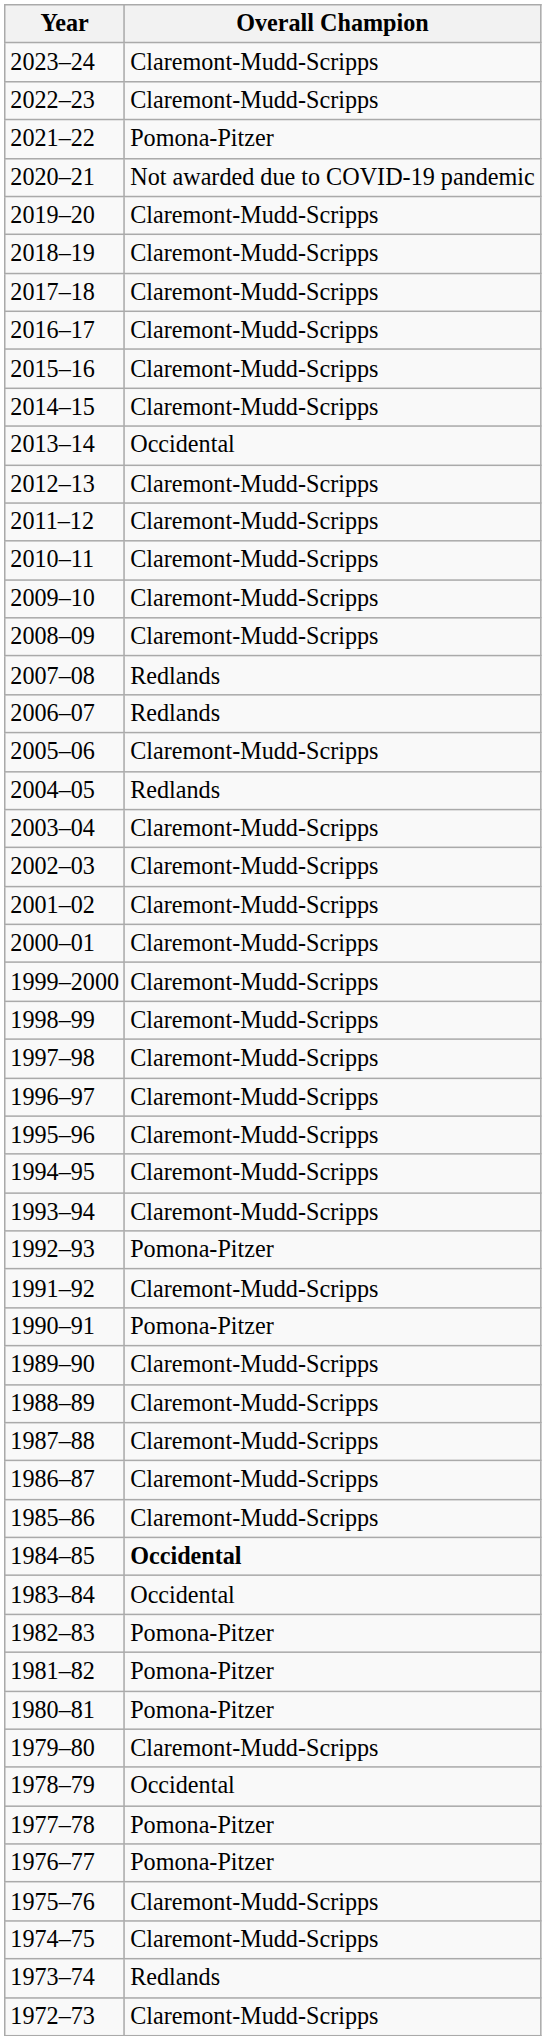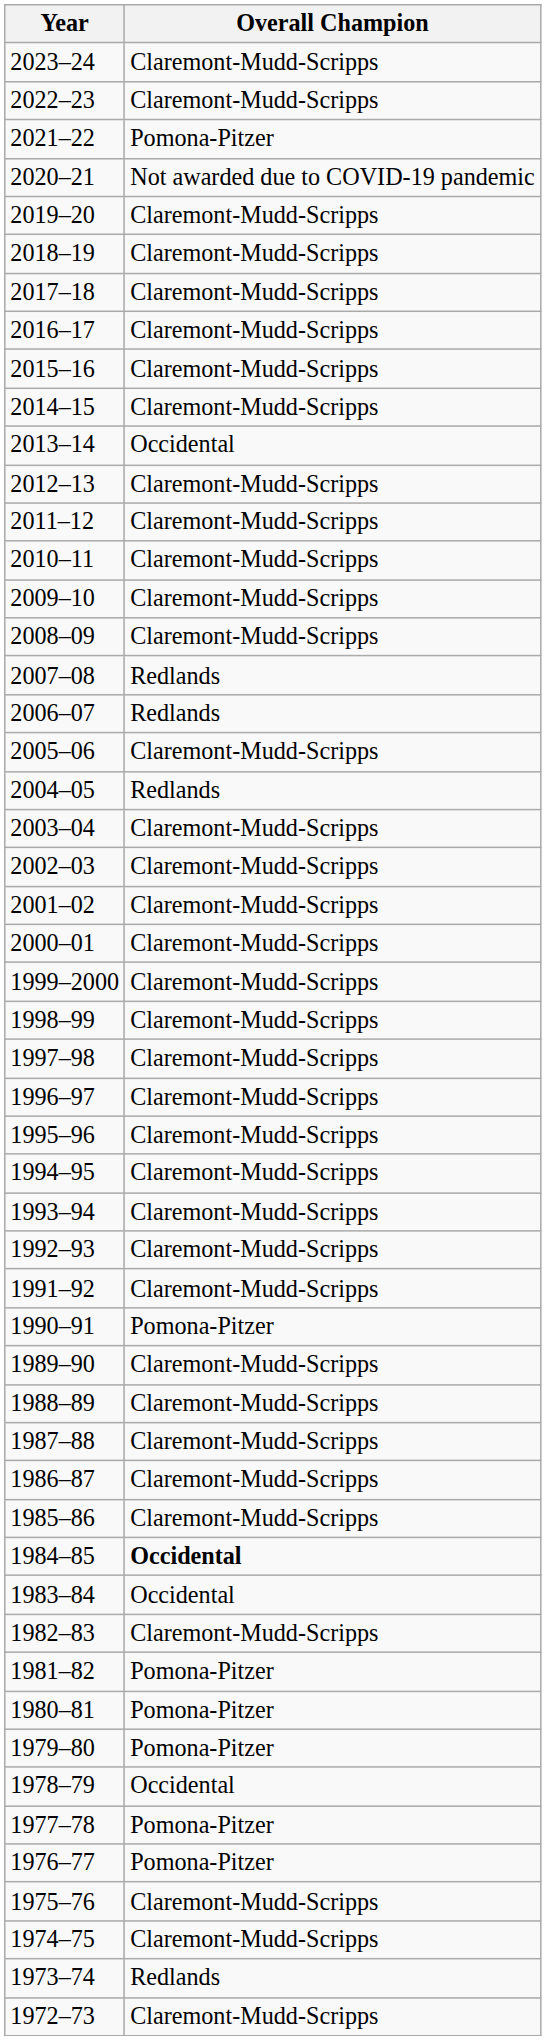(202, 1249) Pomona-Pitzer -> (254, 1249) Claremont-Mudd-Scripps
(202, 1632) Pomona-Pitzer -> (254, 1632) Claremont-Mudd-Scripps
(254, 1747) Claremont-Mudd-Scripps -> (202, 1747) Pomona-Pitzer
